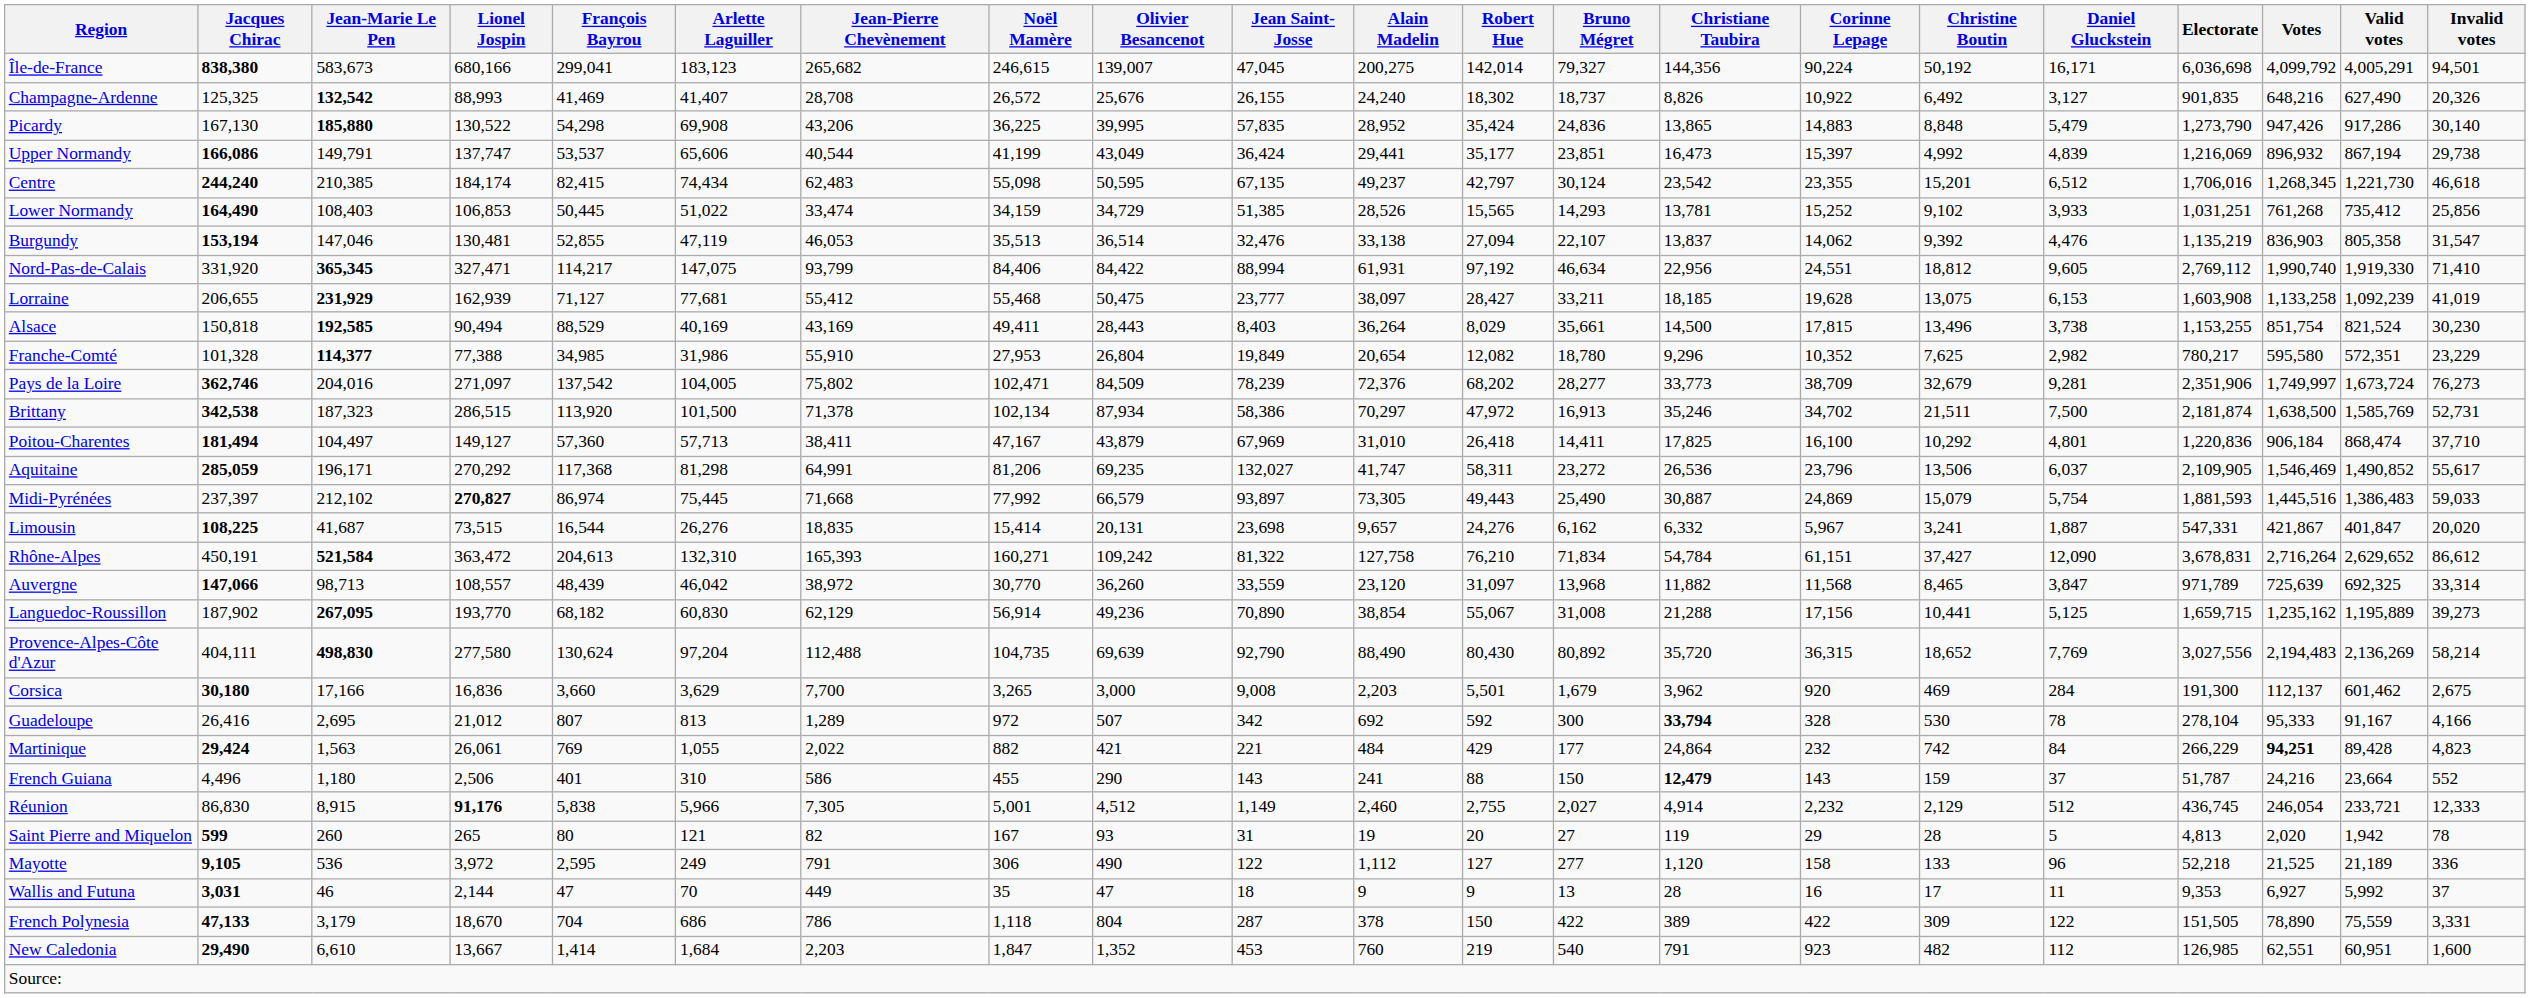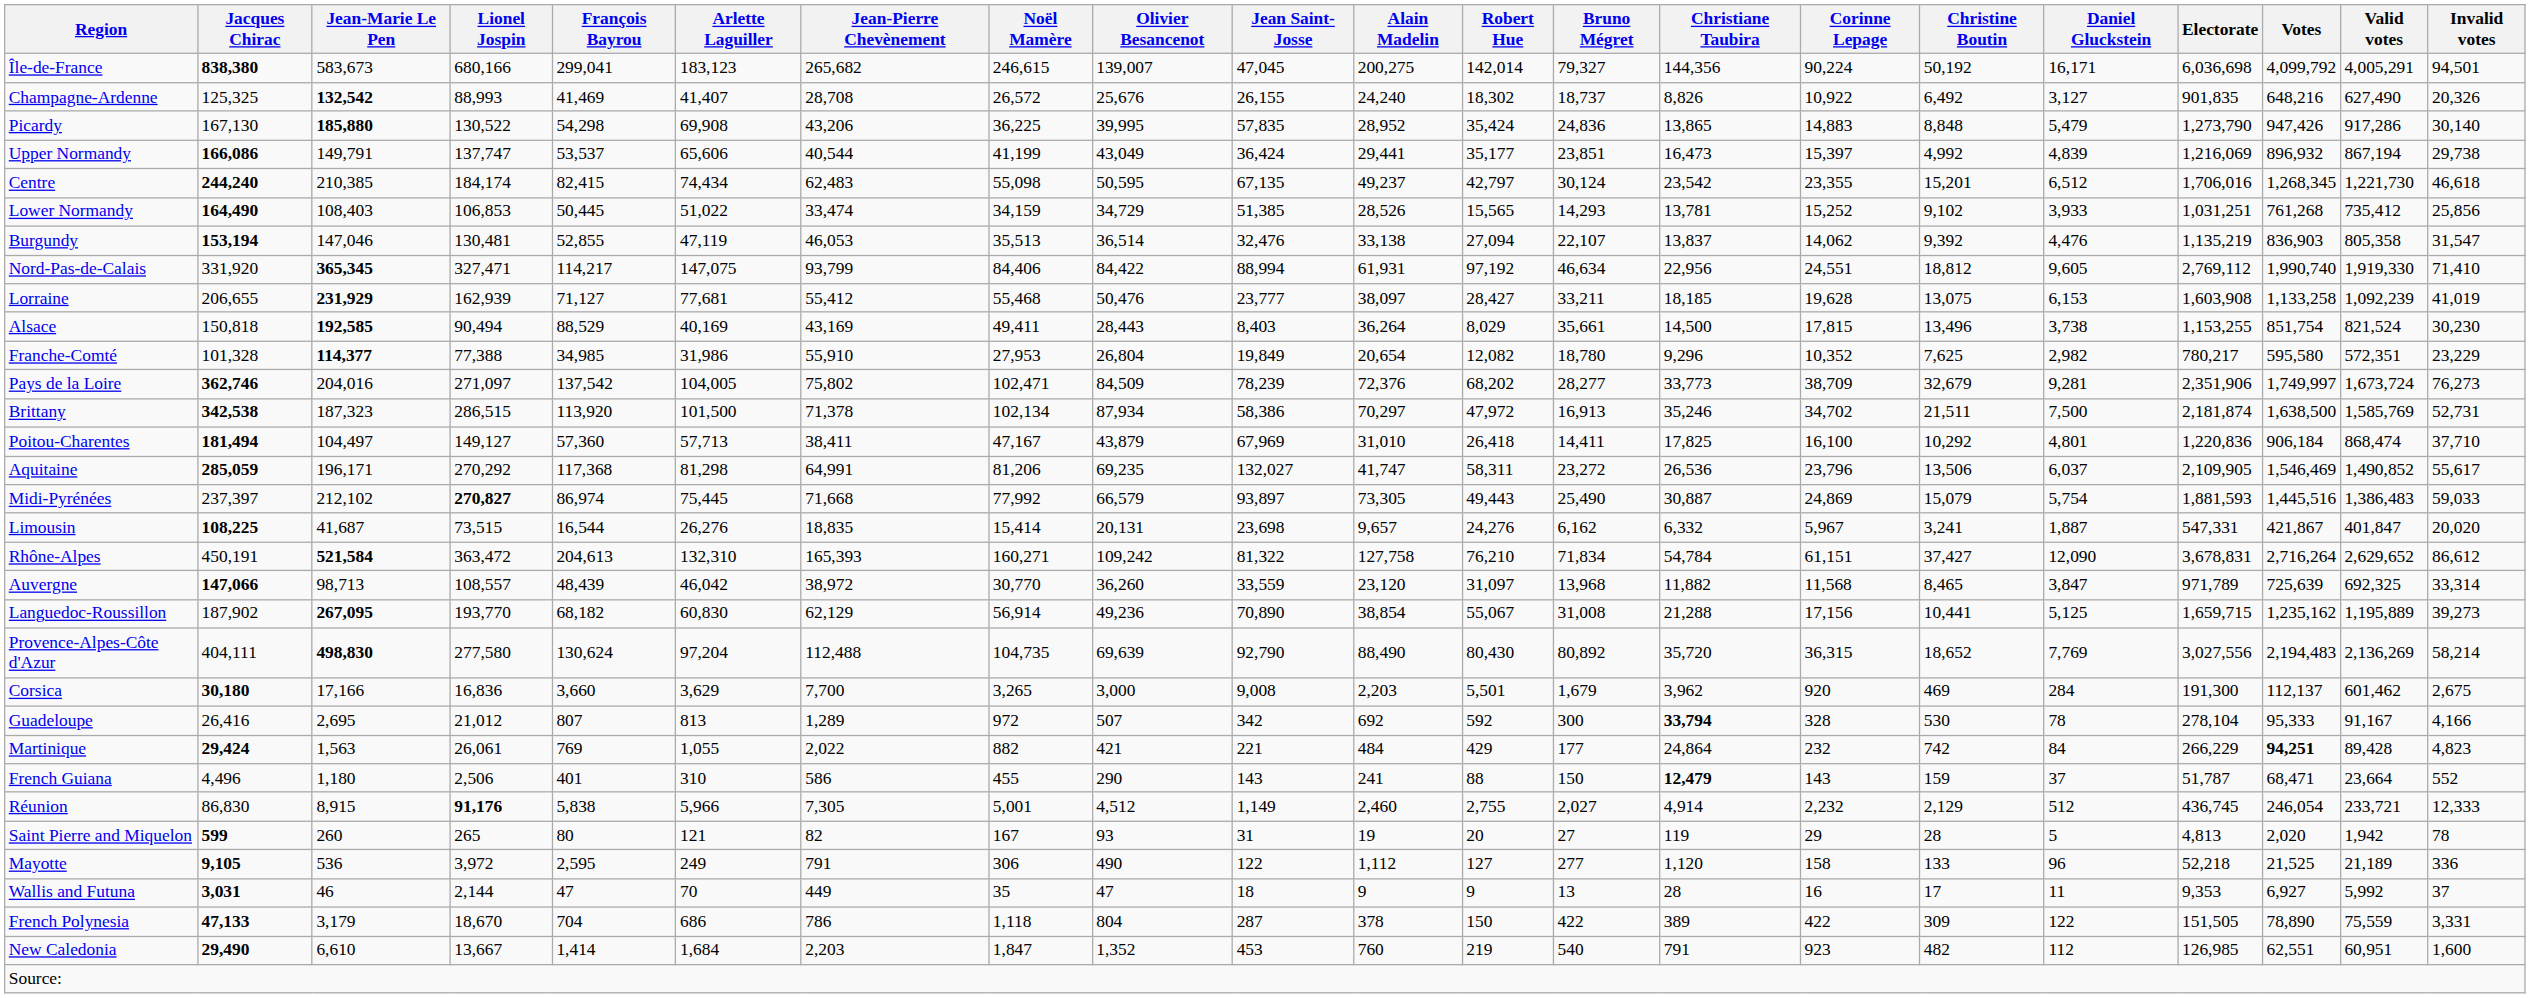(1120, 297) 50,475 -> (1120, 297) 50,476
(2290, 777) 24,216 -> (2290, 777) 68,471
